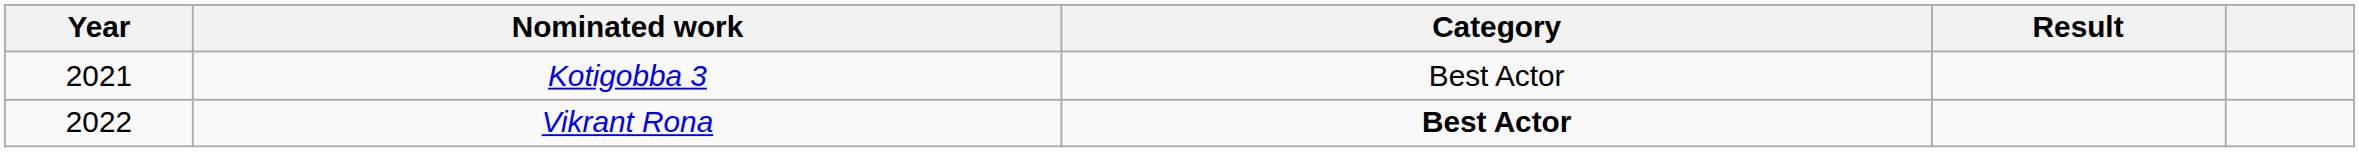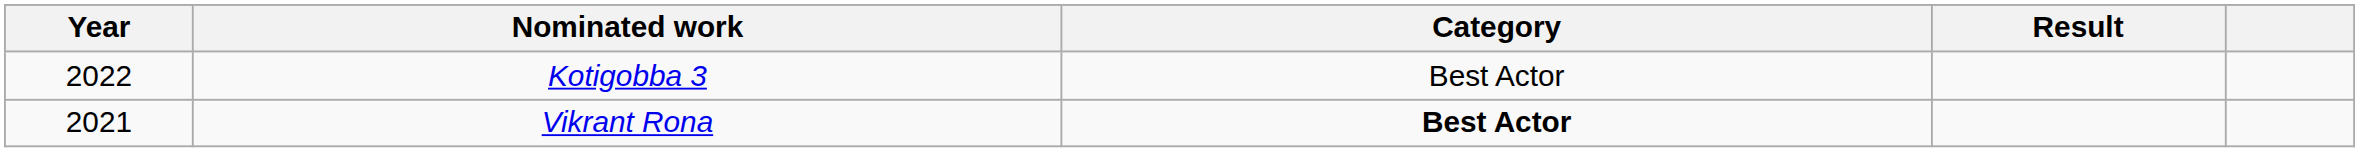(99, 75) 2021 -> (99, 75) 2022
(99, 122) 2022 -> (99, 122) 2021
